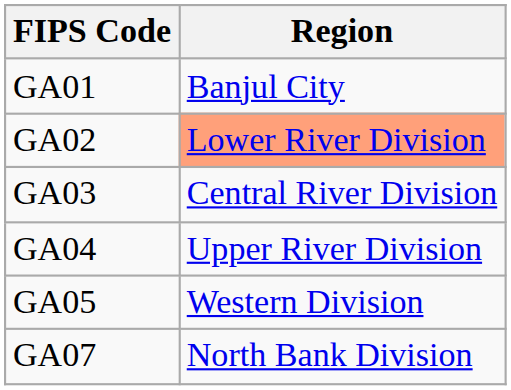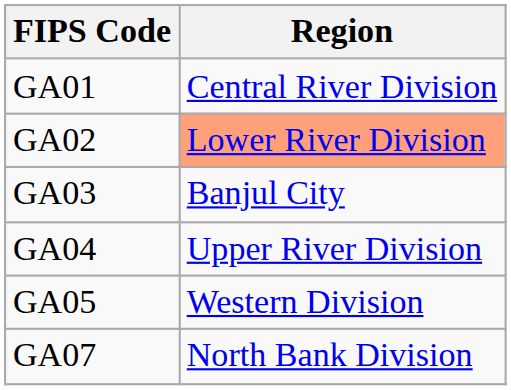(266, 85) Banjul City -> (342, 85) Central River Division
(342, 193) Central River Division -> (266, 193) Banjul City
